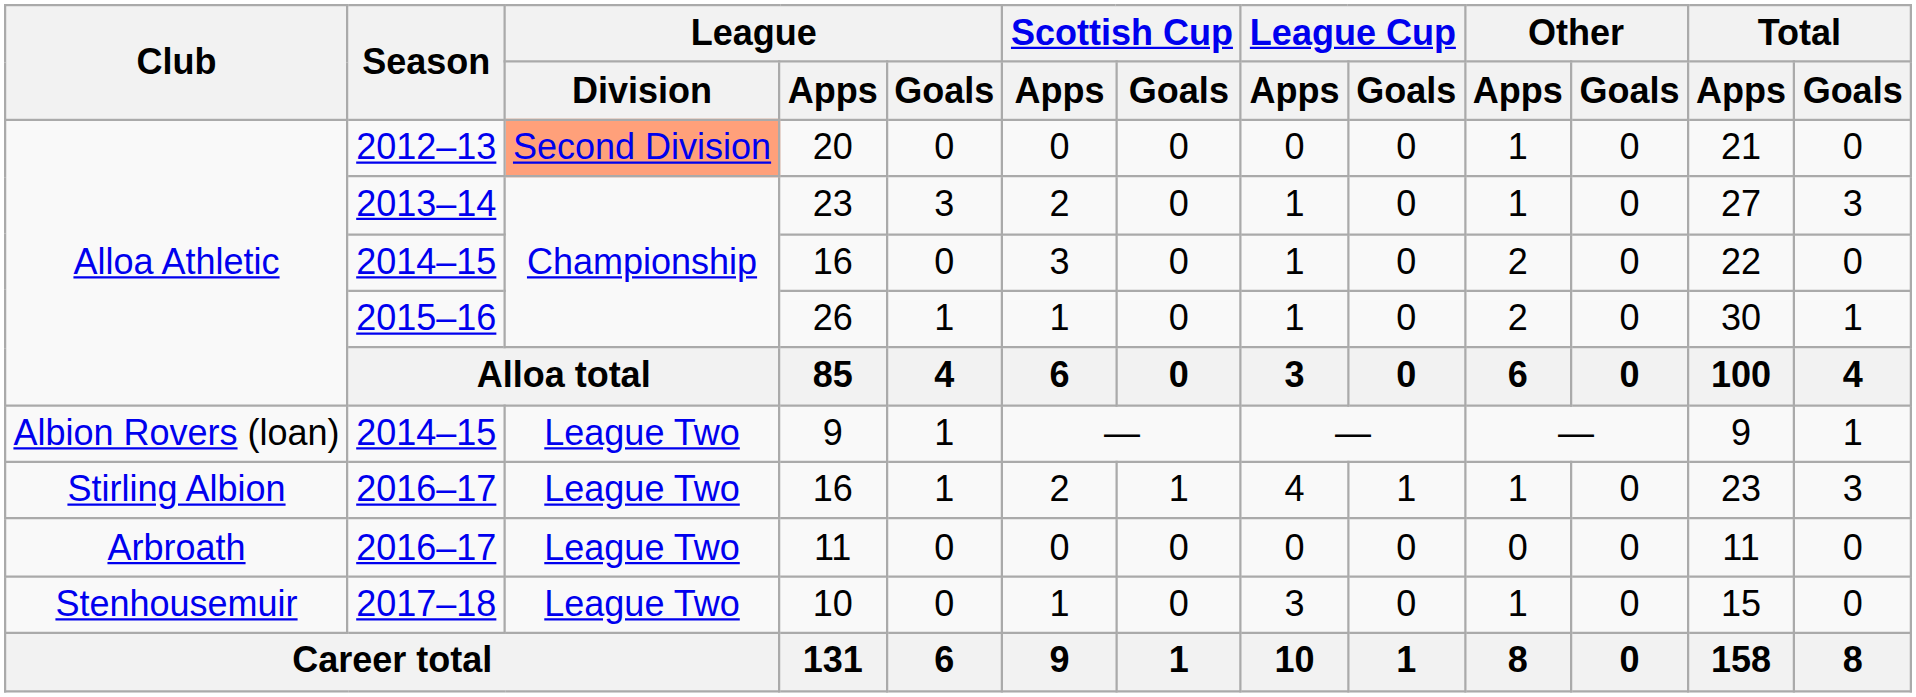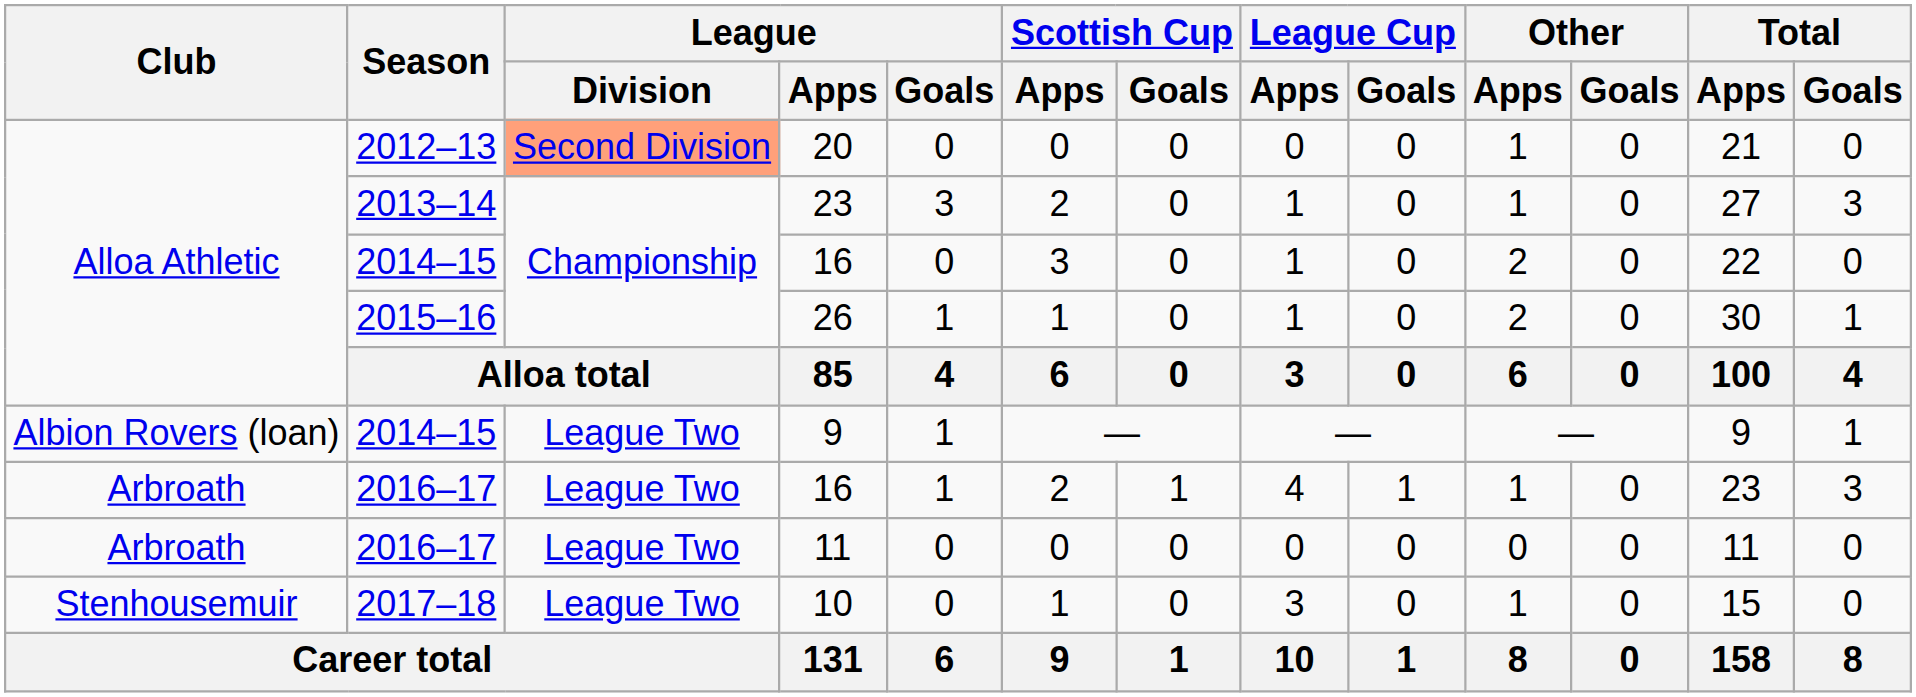(176, 489) Stirling Albion -> (177, 489) Arbroath
